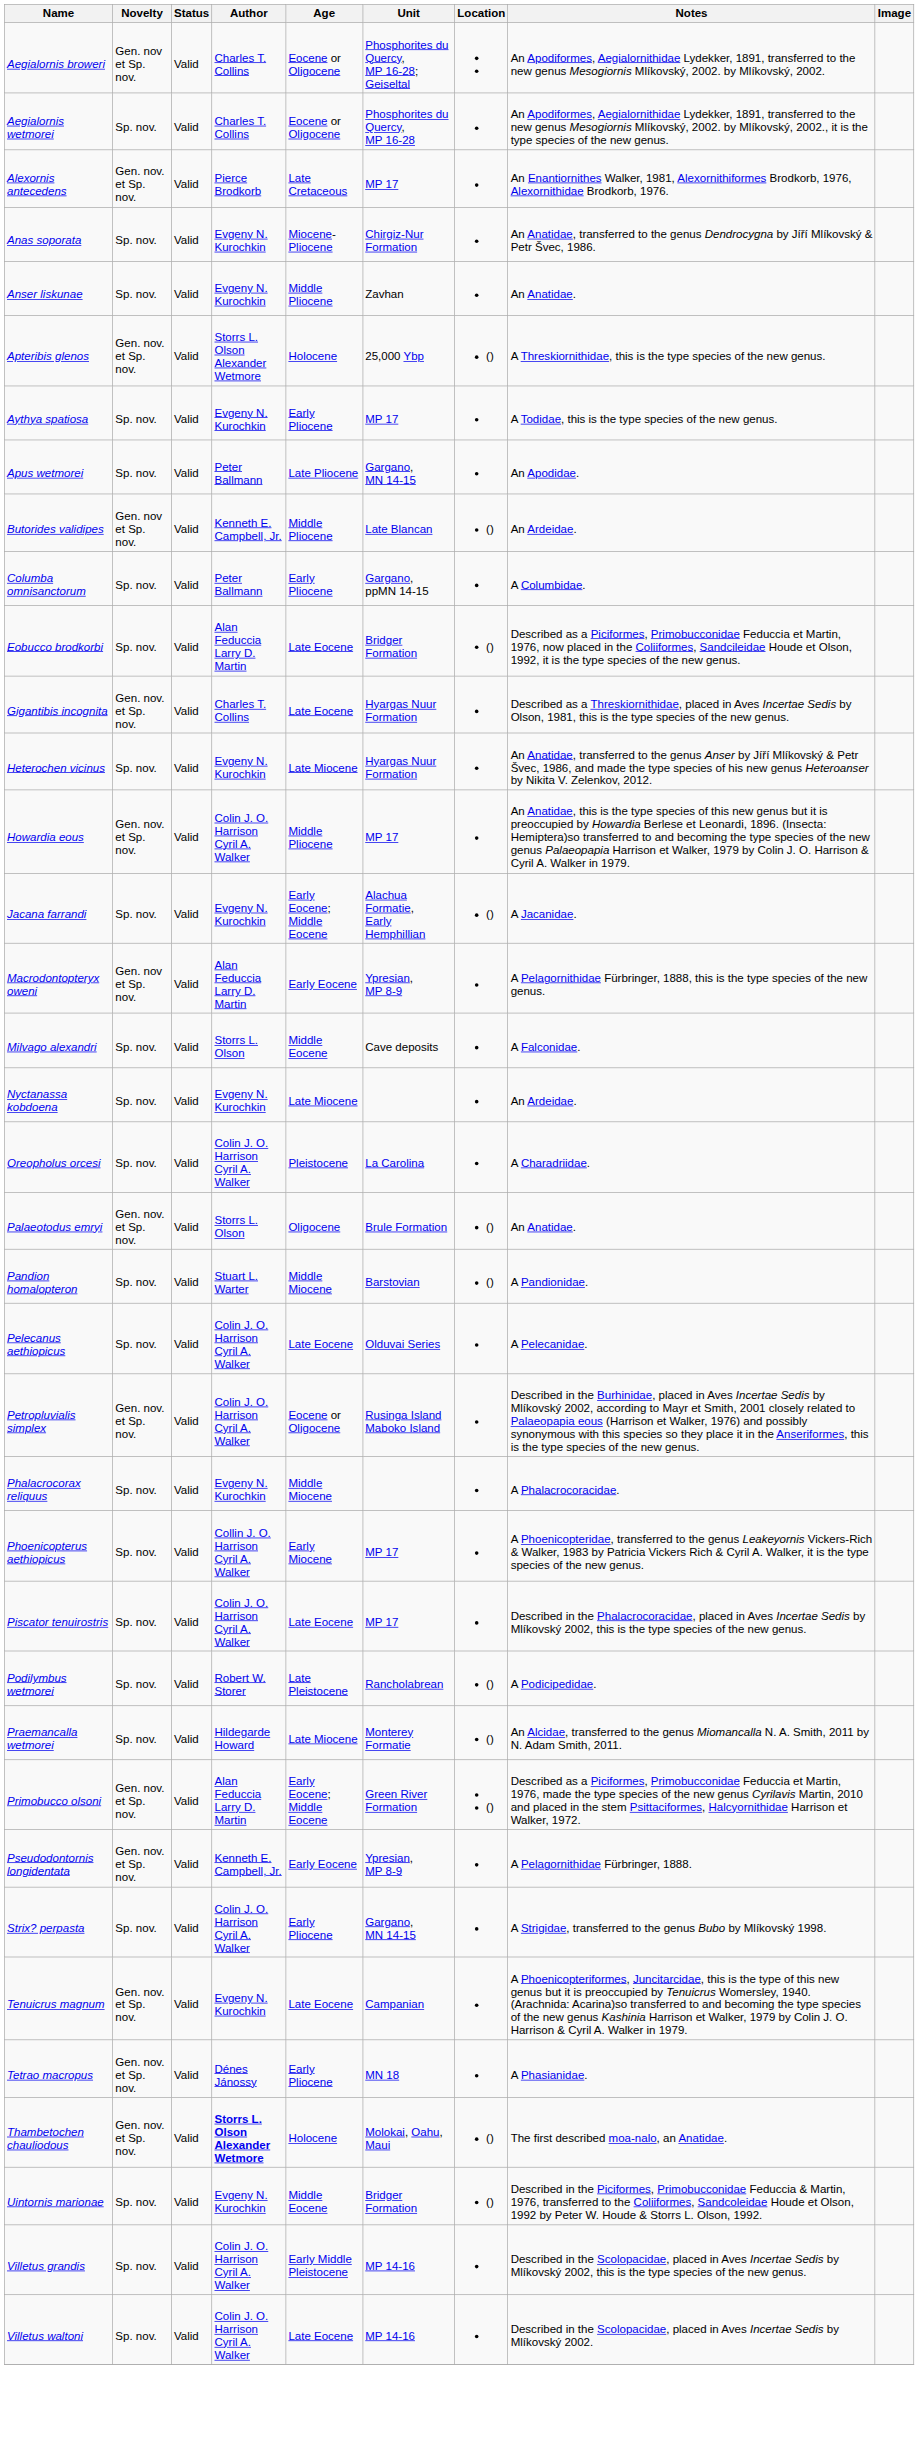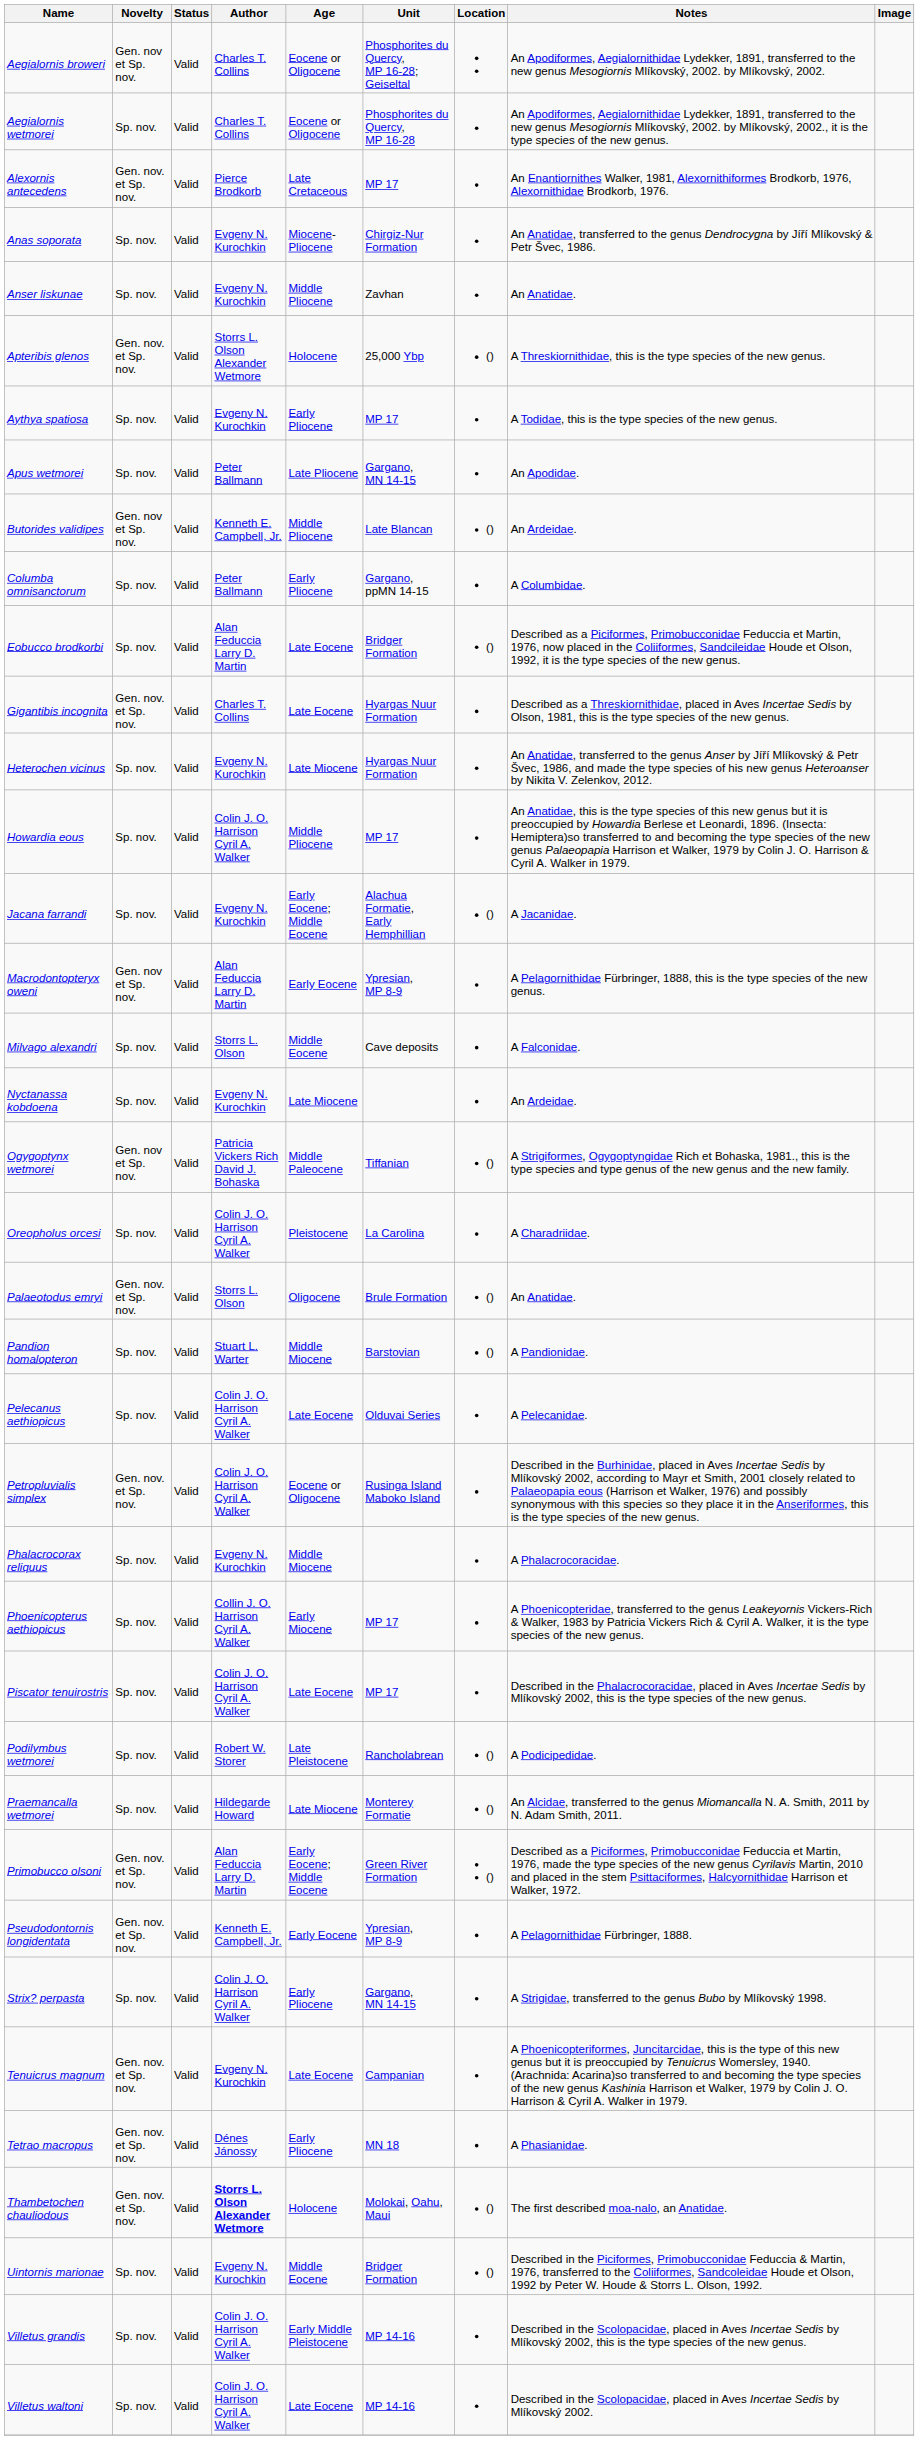(140, 838) Gen. nov. et Sp. nov. -> (136, 838) Sp. nov.
+ row: (38, 1163)
